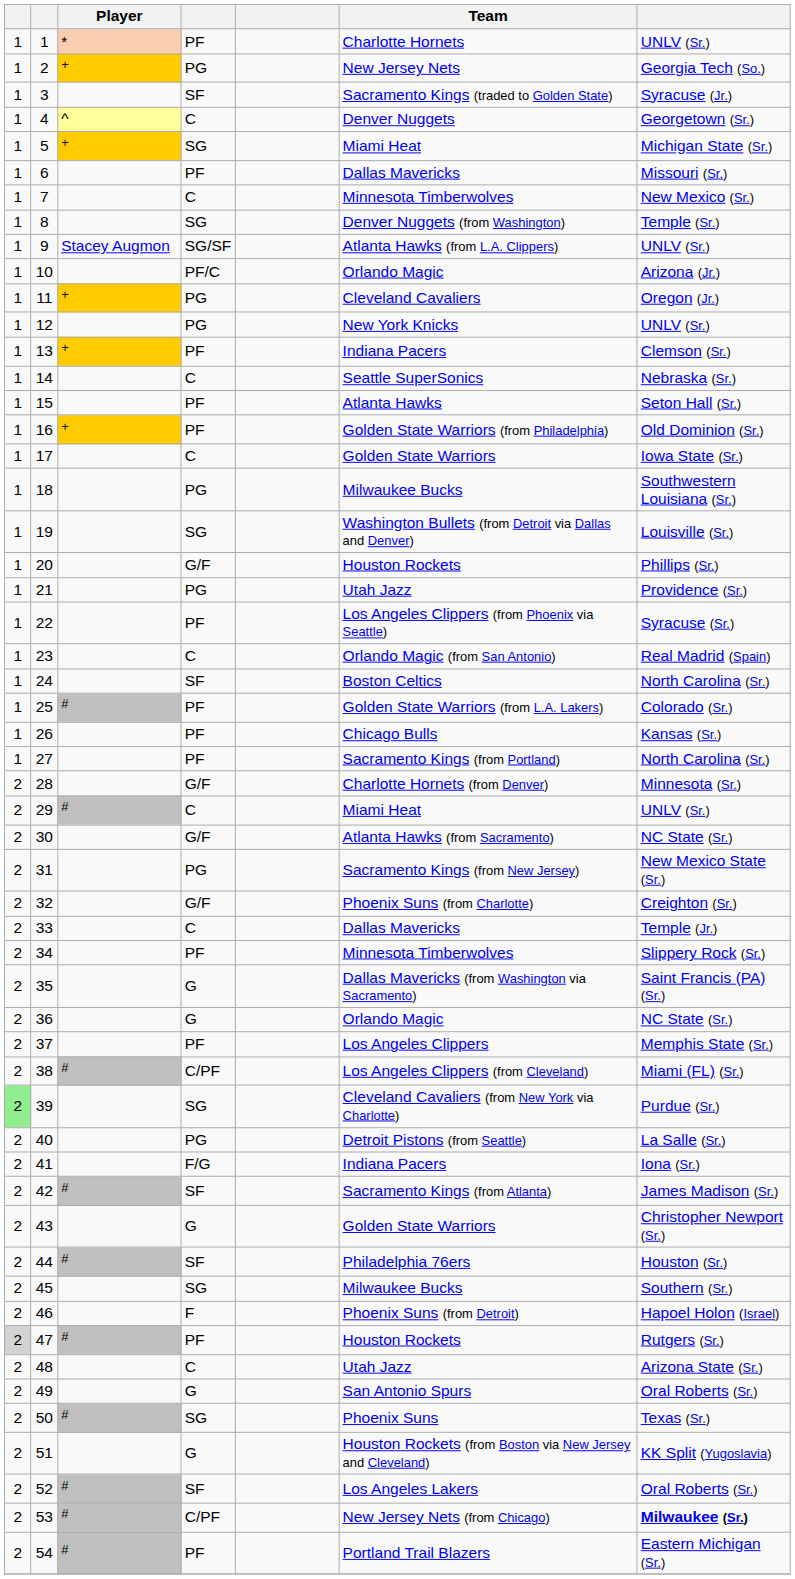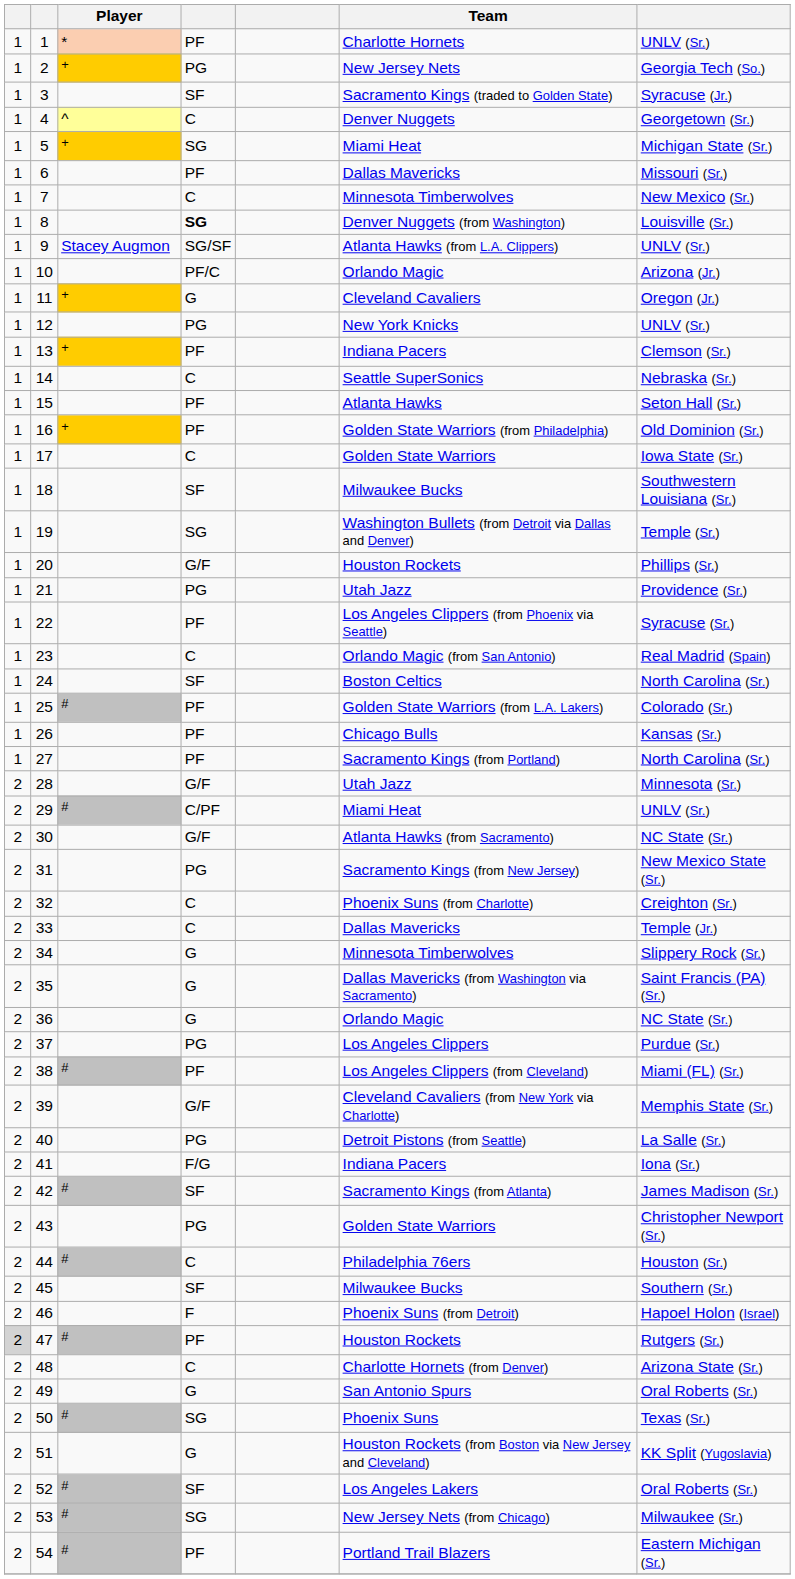(196, 222) normal -> (196, 222) bold
(680, 222) Temple (Sr.) -> (687, 222) Louisville (Sr.)
(196, 298) PG -> (191, 298) G
(196, 489) PG -> (195, 489) SF
(687, 531) Louisville (Sr.) -> (680, 531) Temple (Sr.)
(445, 783) Charlotte Hornets (from Denver) -> (377, 783) Utah Jazz
(190, 810) C -> (202, 810) C/PF
(198, 903) G/F -> (190, 903) C
(195, 952) PF -> (191, 952) G
(195, 1044) PF -> (196, 1044) PG
(707, 1044) Memphis State (Sr.) -> (680, 1044) Purdue (Sr.)
(202, 1070) C/PF -> (195, 1070) PF
(18, 1106) lightgreen background -> (18, 1106) no background
(196, 1106) SG -> (198, 1106) G/F
(680, 1106) Purdue (Sr.) -> (707, 1106) Memphis State (Sr.)
(191, 1226) G -> (196, 1226) PG
(195, 1261) SF -> (190, 1261) C
(196, 1288) SG -> (195, 1288) SF
(377, 1366) Utah Jazz -> (445, 1366) Charlotte Hornets (from Denver)
(202, 1517) C/PF -> (196, 1517) SG
(694, 1517) bold -> (692, 1517) normal
